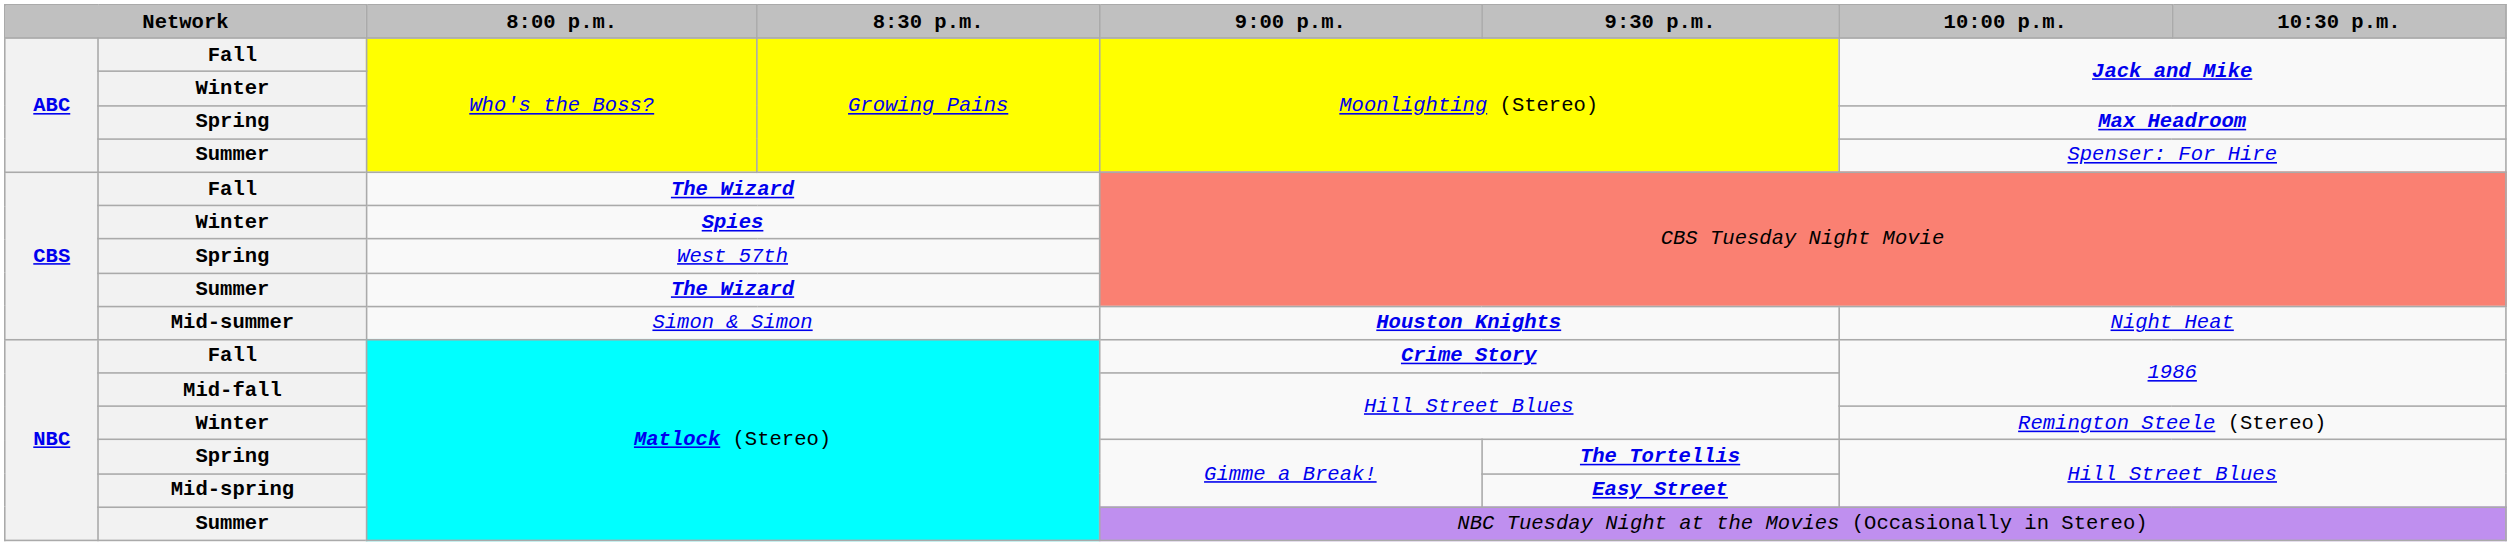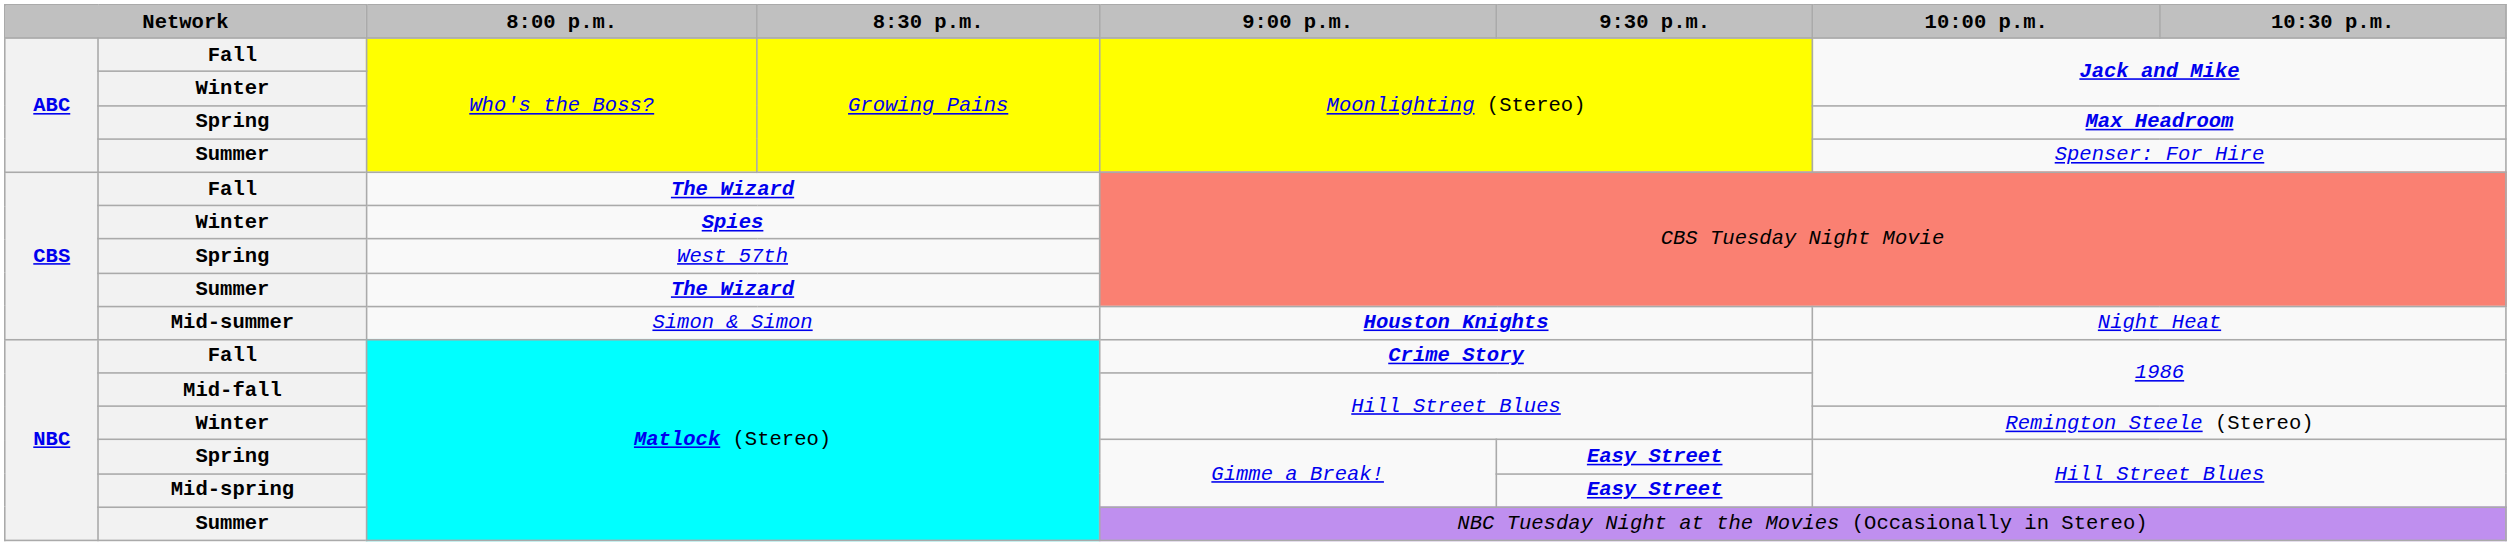(1660, 457) The Tortellis -> (1655, 457) Easy Street
